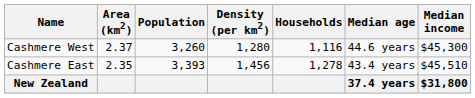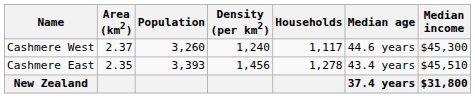(253, 48) 1,280 -> (253, 48) 1,240
(326, 48) 1,116 -> (326, 48) 1,117
